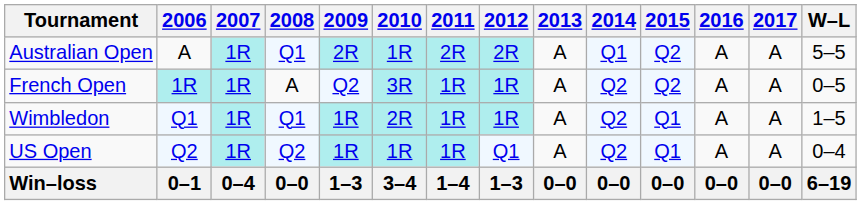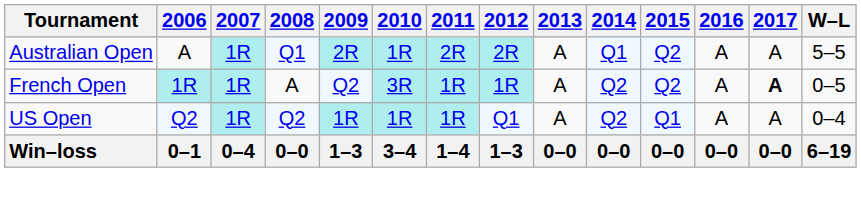(775, 85) normal -> (775, 85) bold
- row: (59, 117)
